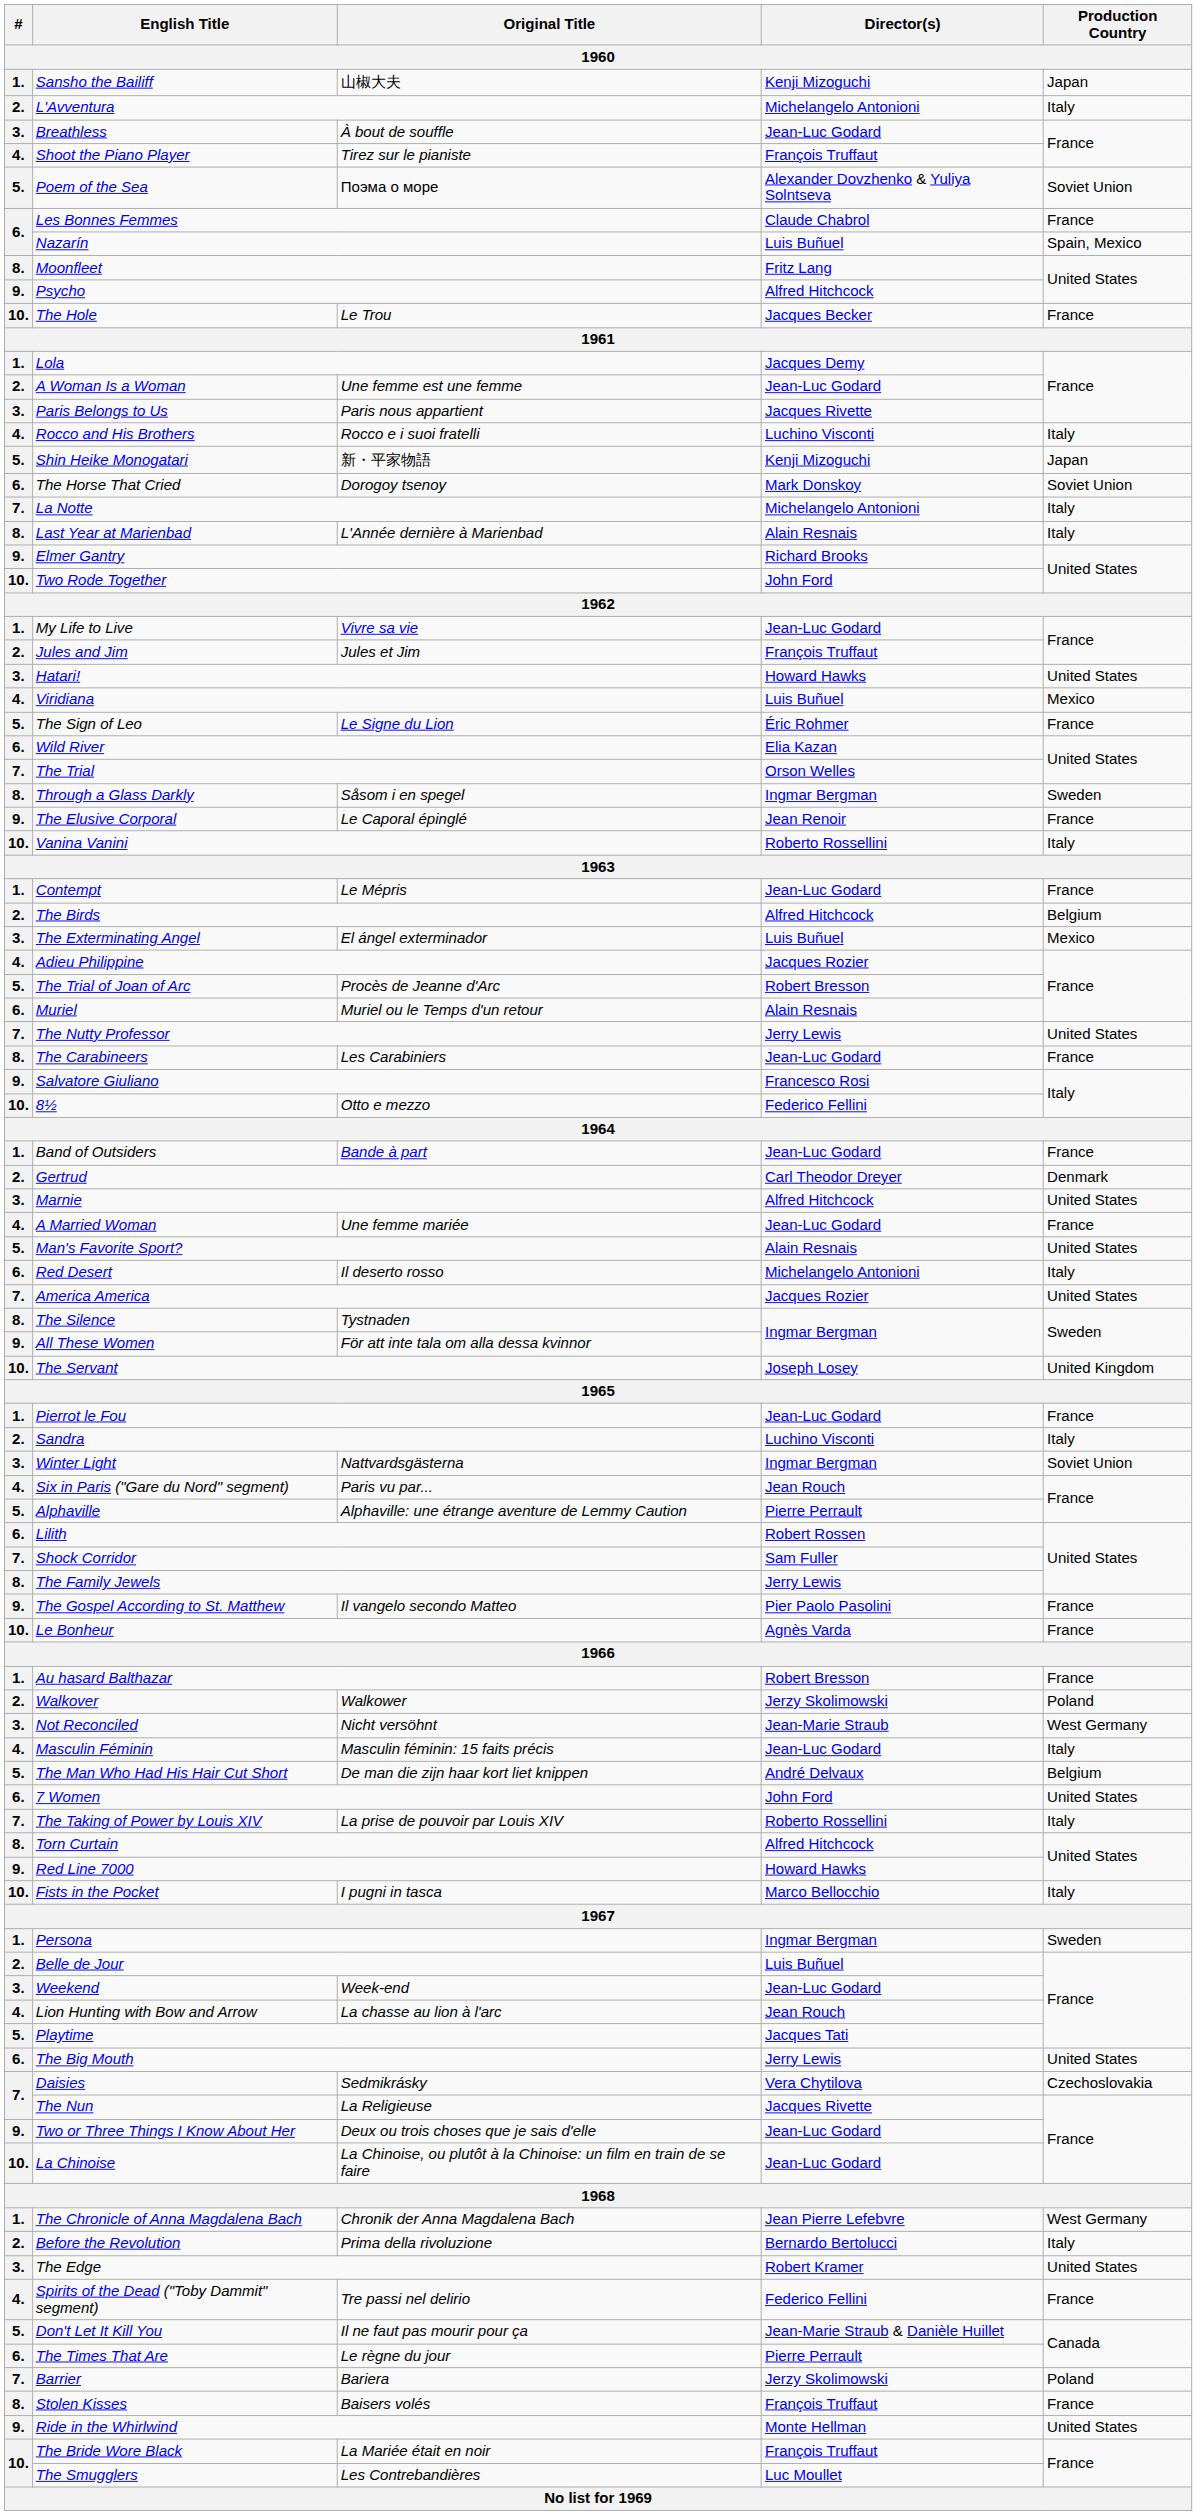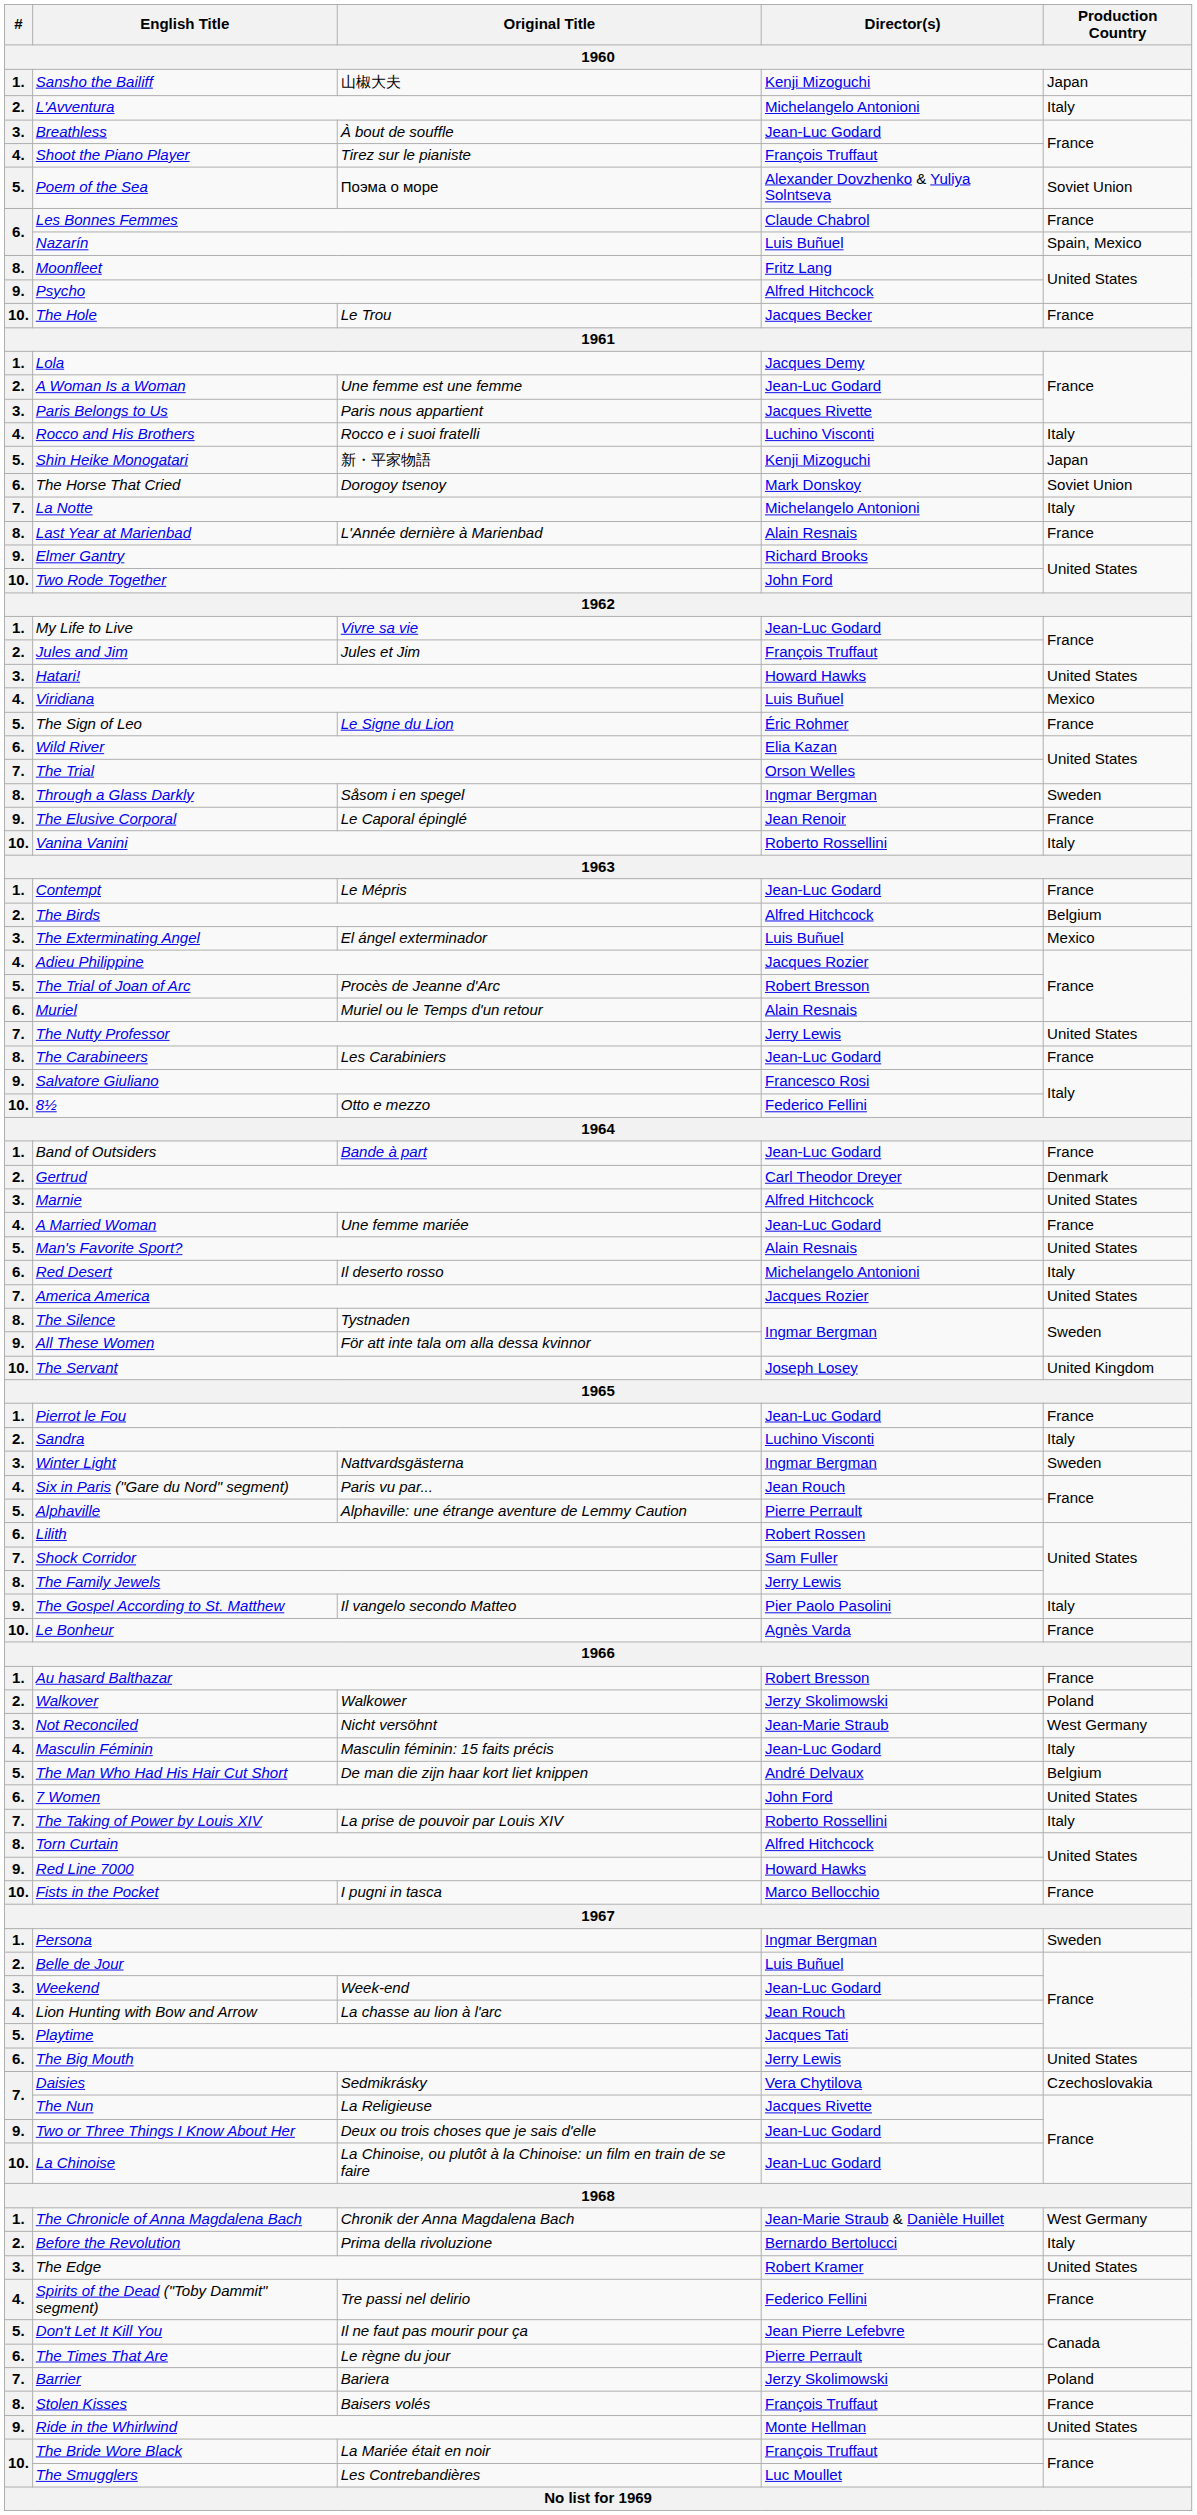(1061, 532) Italy -> (1070, 532) France
(1090, 1463) Soviet Union -> (1074, 1463) Sweden
(1070, 1606) France -> (1061, 1606) Italy
(1061, 1892) Italy -> (1070, 1892) France
(835, 2219) Jean Pierre Lefebvre -> (885, 2219) Jean-Marie Straub & Danièle Huillet
(885, 2331) Jean-Marie Straub & Danièle Huillet -> (835, 2331) Jean Pierre Lefebvre
